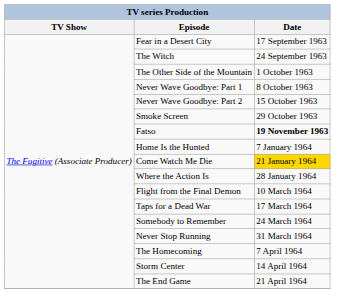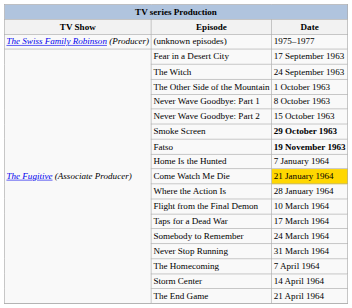+ row: (190, 42)
(287, 117) normal -> (305, 132) bold
